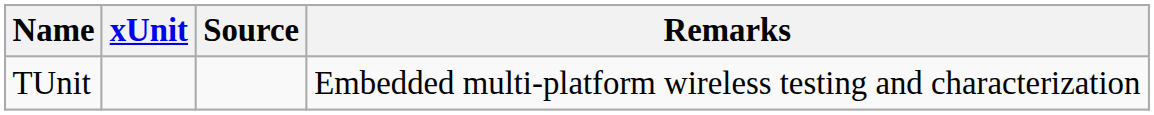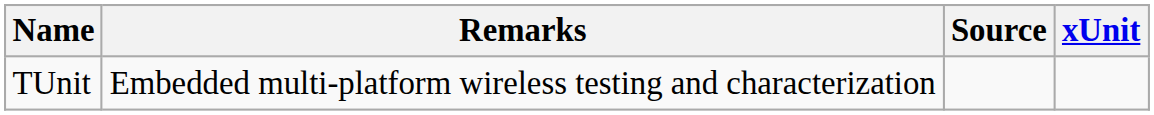columns swapped: (149, 30) <-> (727, 30)
